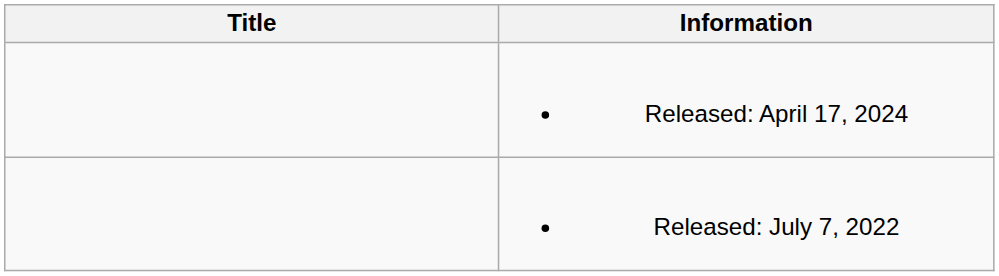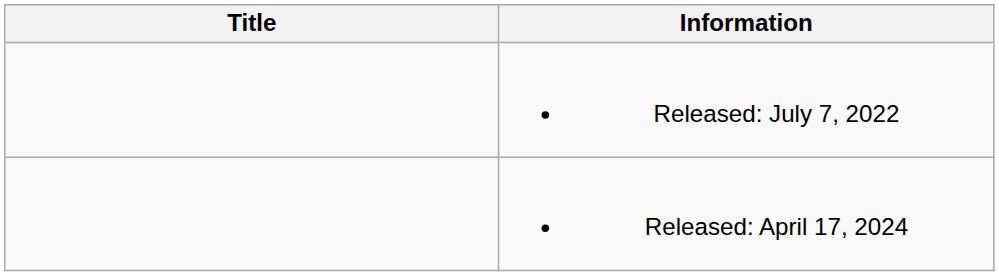rows swapped: (746, 227) <-> (746, 114)
